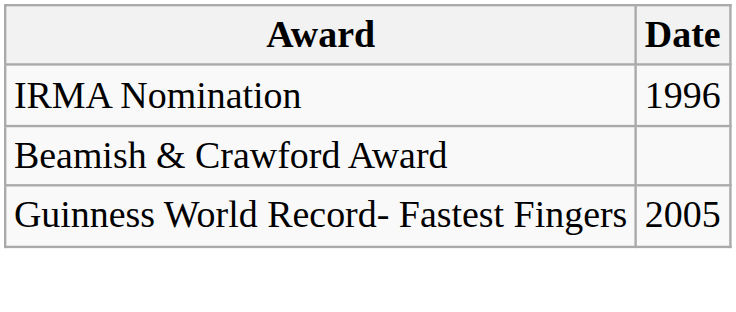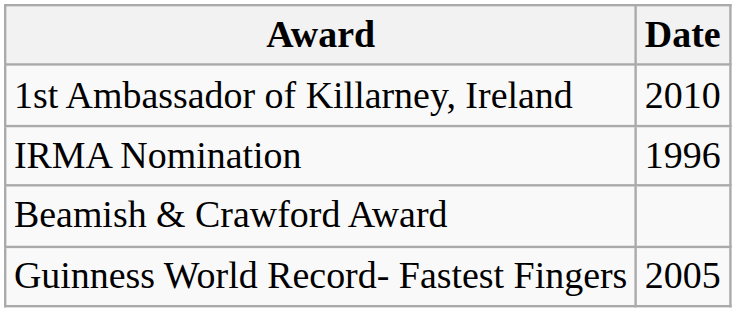+ row: (293, 94)
